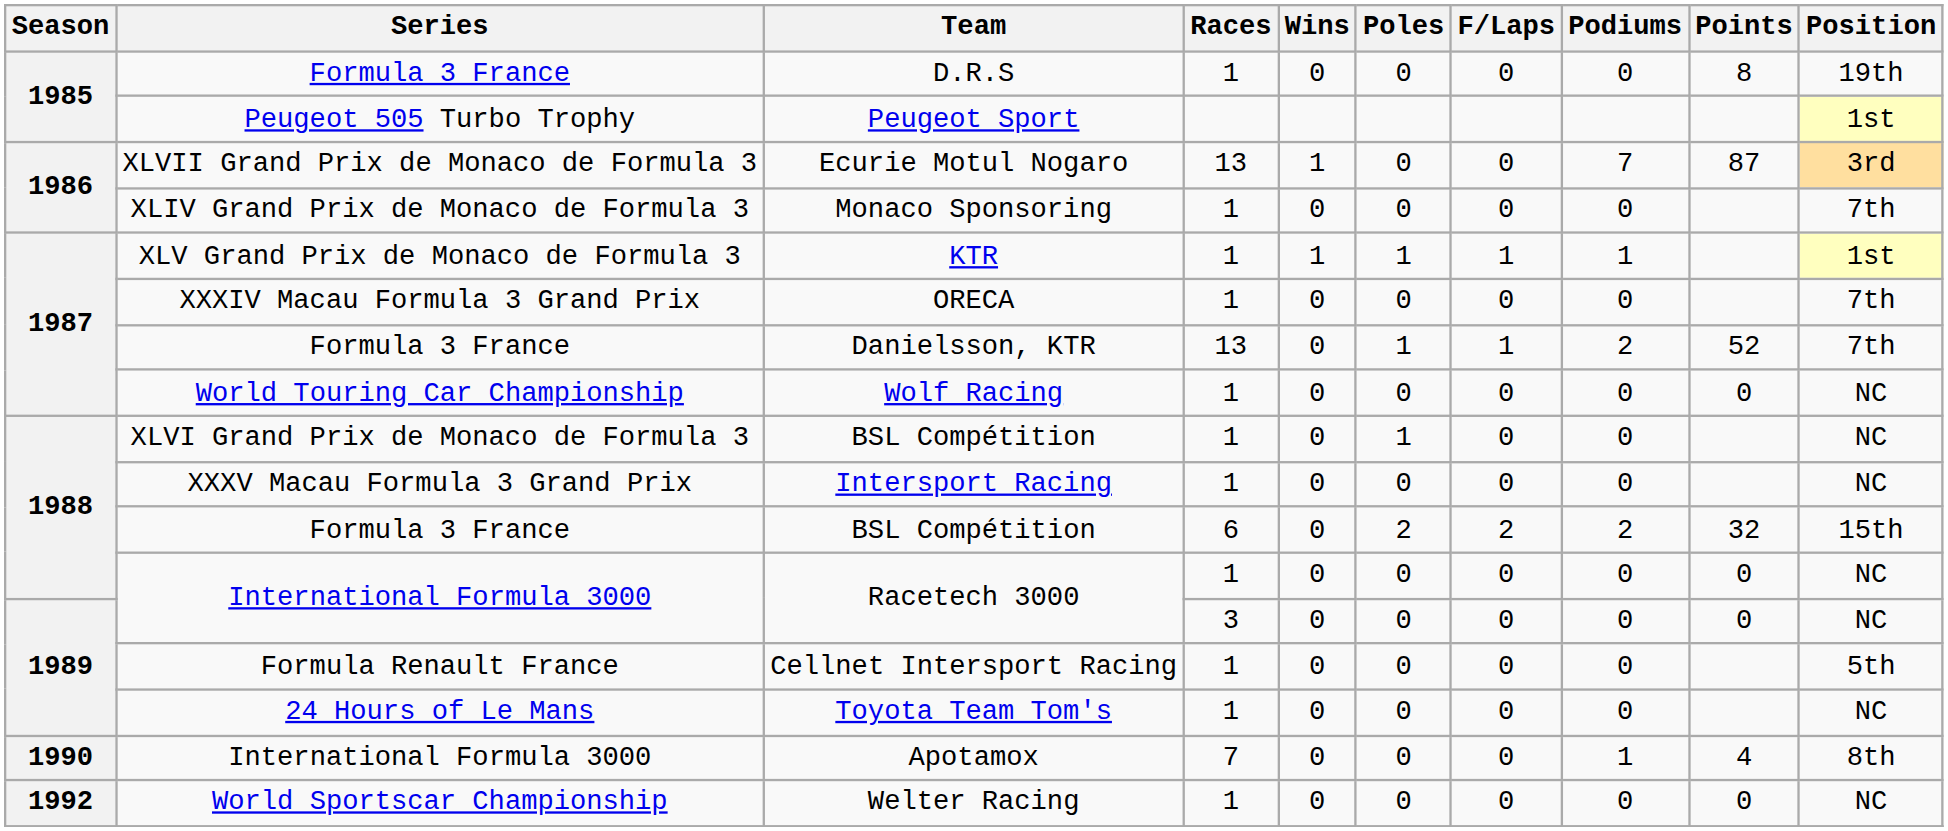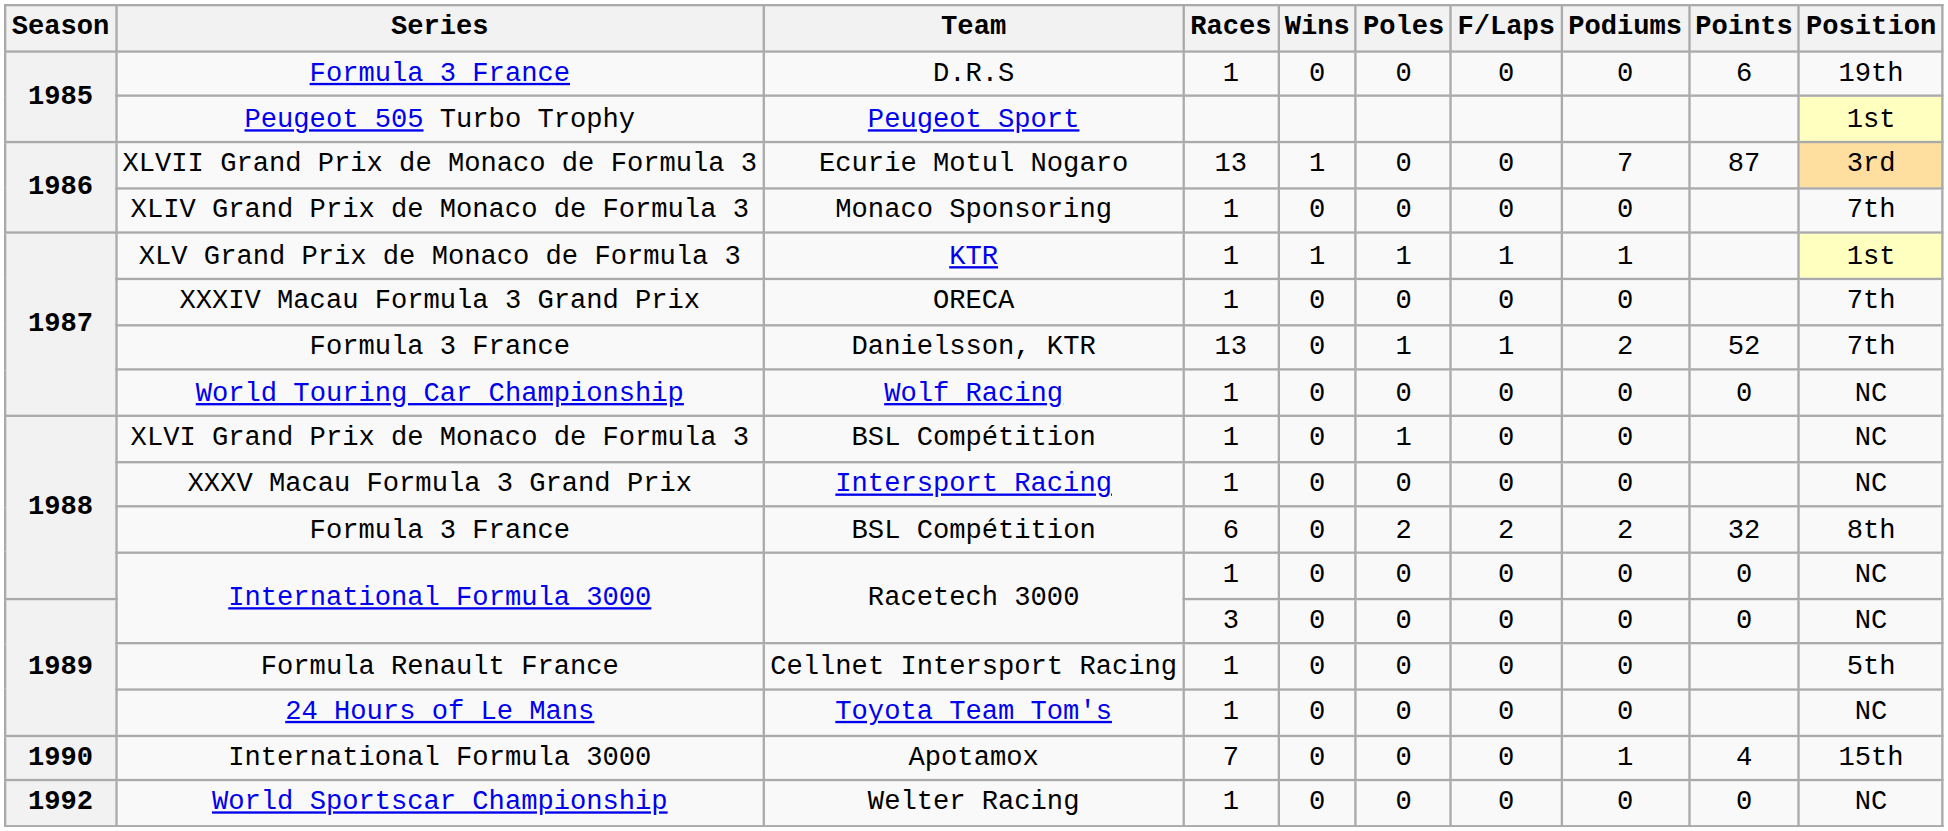(1744, 73) 8 -> (1744, 73) 6
(1871, 529) 15th -> (1871, 529) 8th
(1871, 757) 8th -> (1871, 757) 15th
